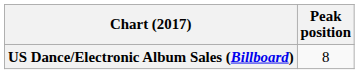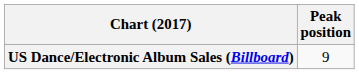(326, 56) 8 -> (326, 56) 9
